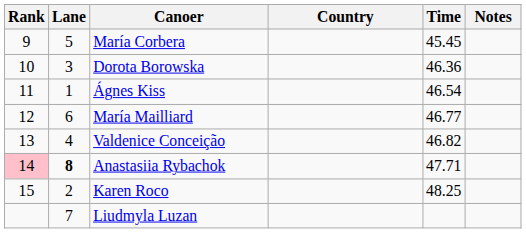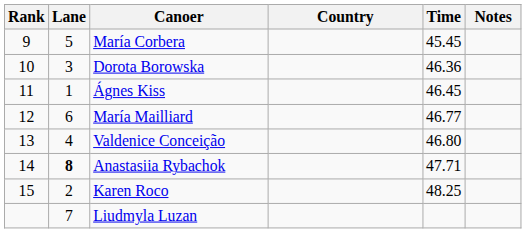(444, 91) 46.54 -> (444, 91) 46.45
(444, 141) 46.82 -> (444, 141) 46.80
(26, 166) pink background -> (26, 166) no background
